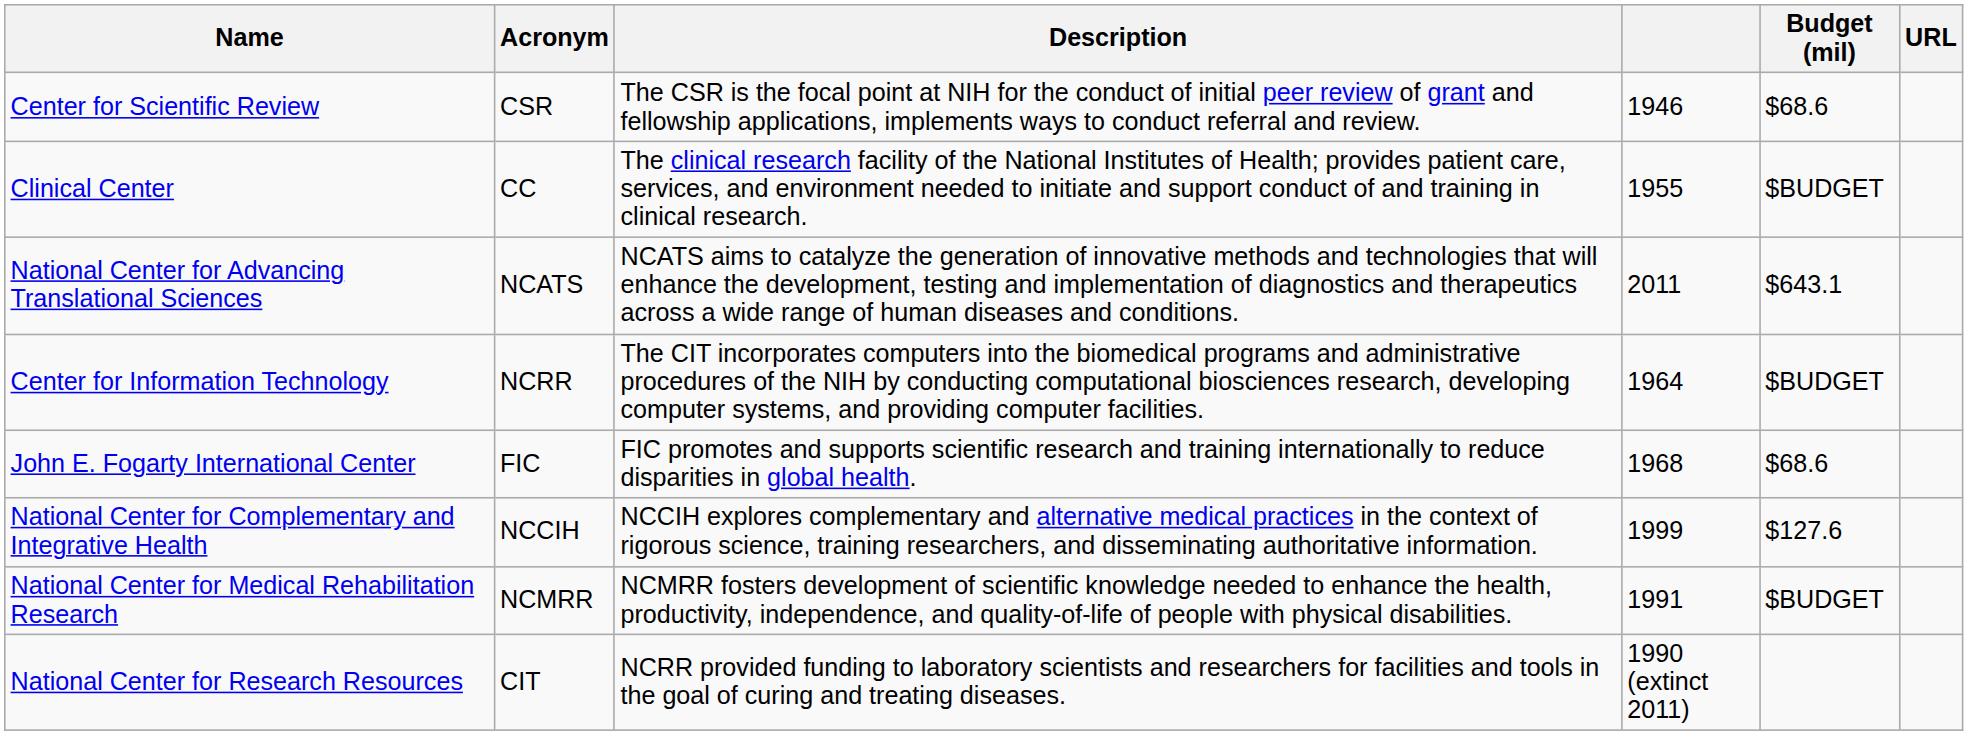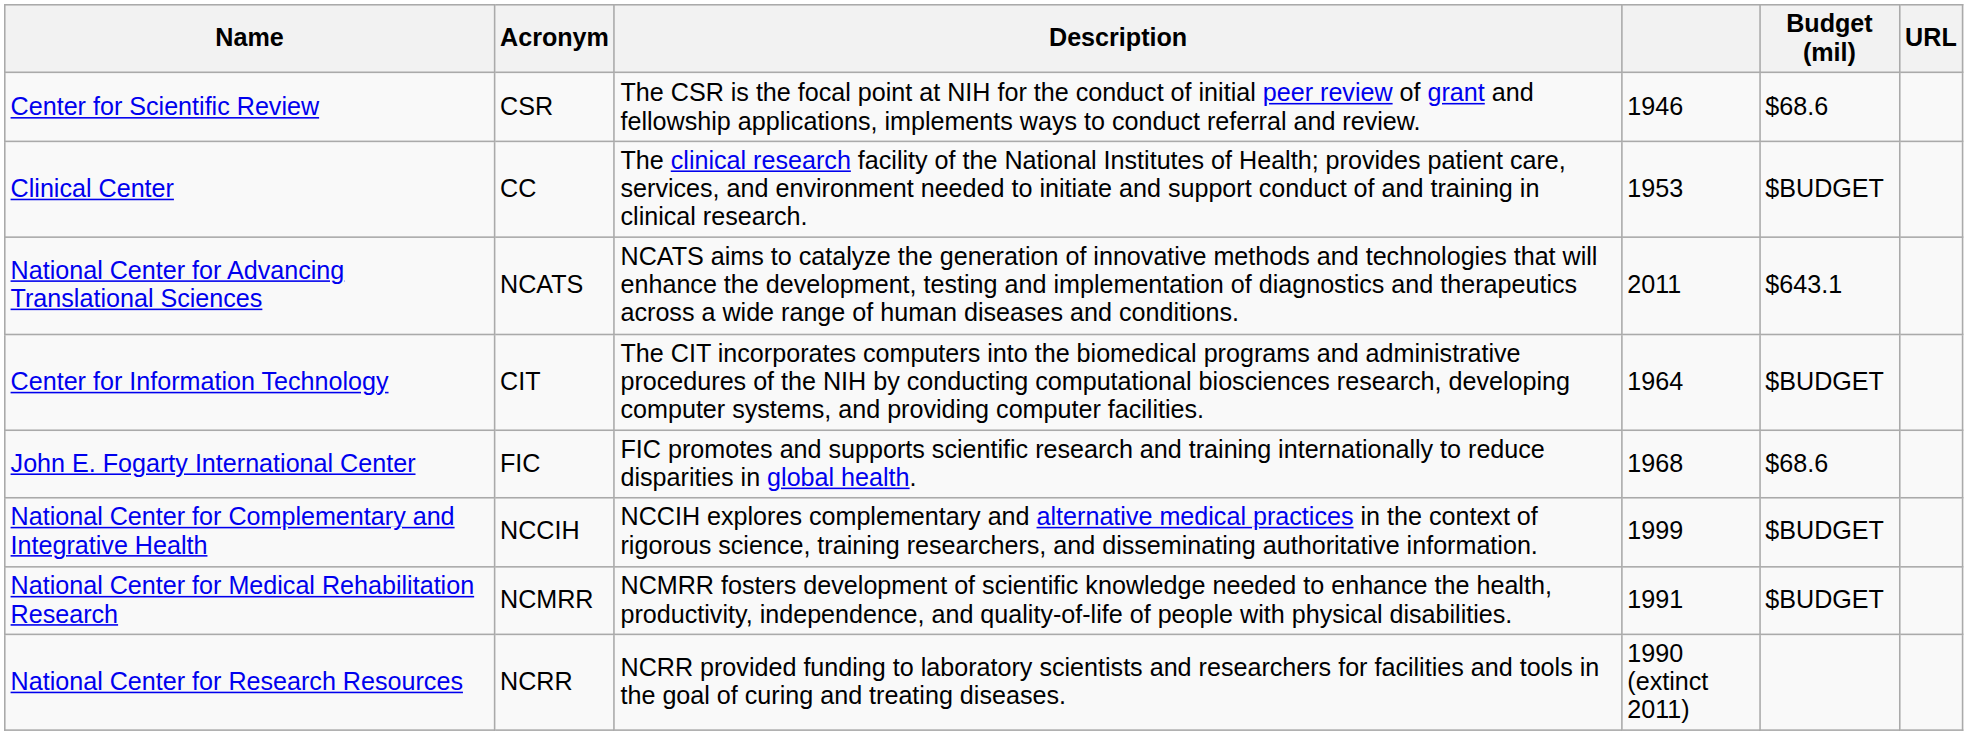(1655, 188) 1955 -> (1655, 188) 1953
(536, 381) NCRR -> (520, 381) CIT
(1804, 531) $127.6 -> (1825, 531) $BUDGET
(520, 682) CIT -> (536, 682) NCRR
